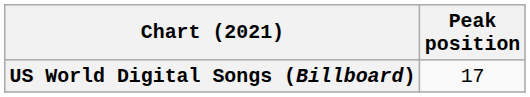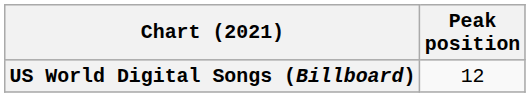(473, 76) 17 -> (473, 76) 12
